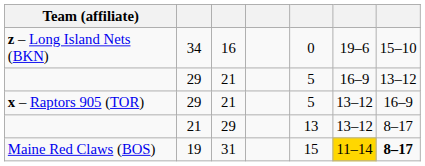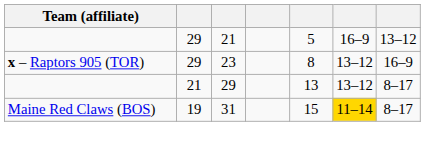- row: (69, 47)
(228, 102) 21 -> (228, 62) 23
(311, 102) 5 -> (311, 62) 8
(398, 149) bold -> (398, 109) normal
